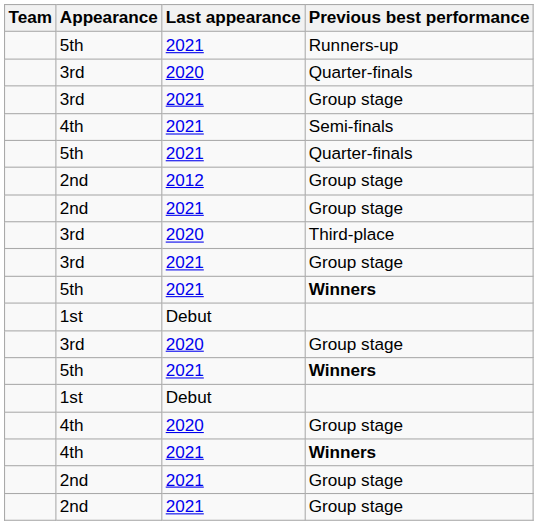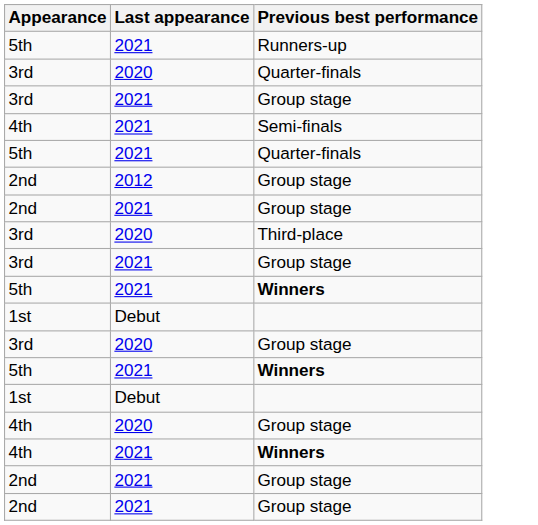- column: (30, 18)
